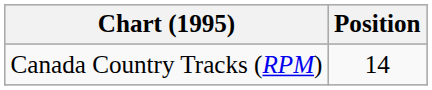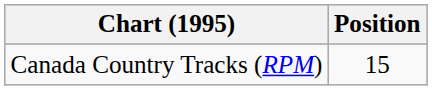(377, 64) 14 -> (377, 64) 15
